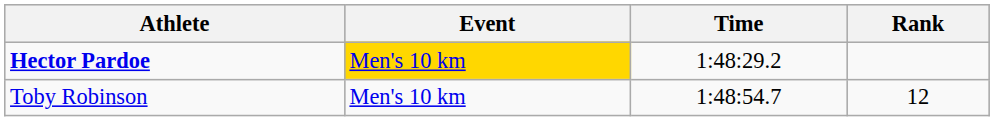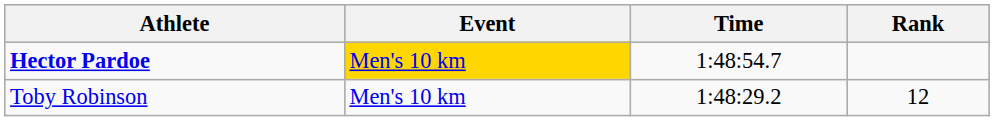(739, 60) 1:48:29.2 -> (739, 60) 1:48:54.7
(739, 97) 1:48:54.7 -> (739, 97) 1:48:29.2
